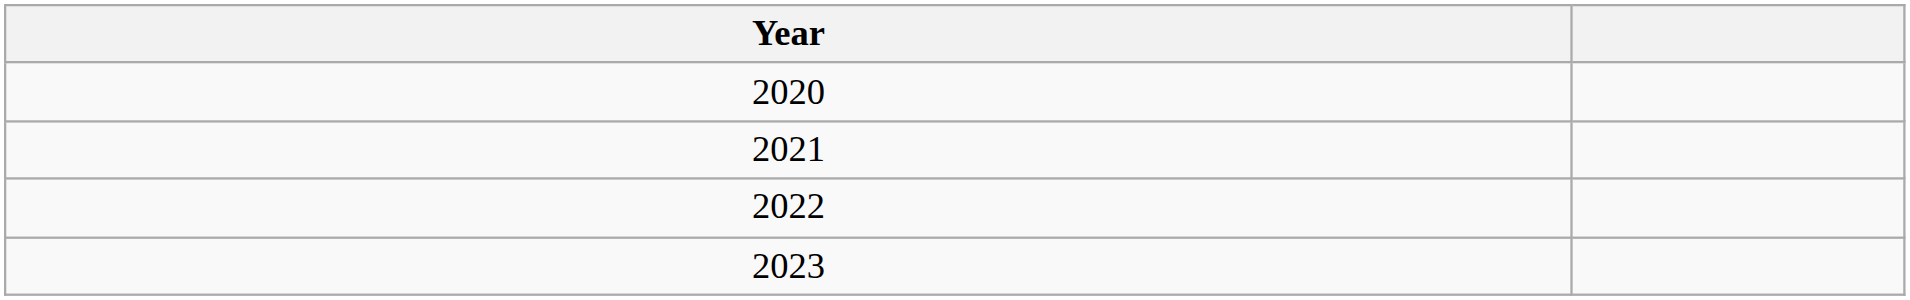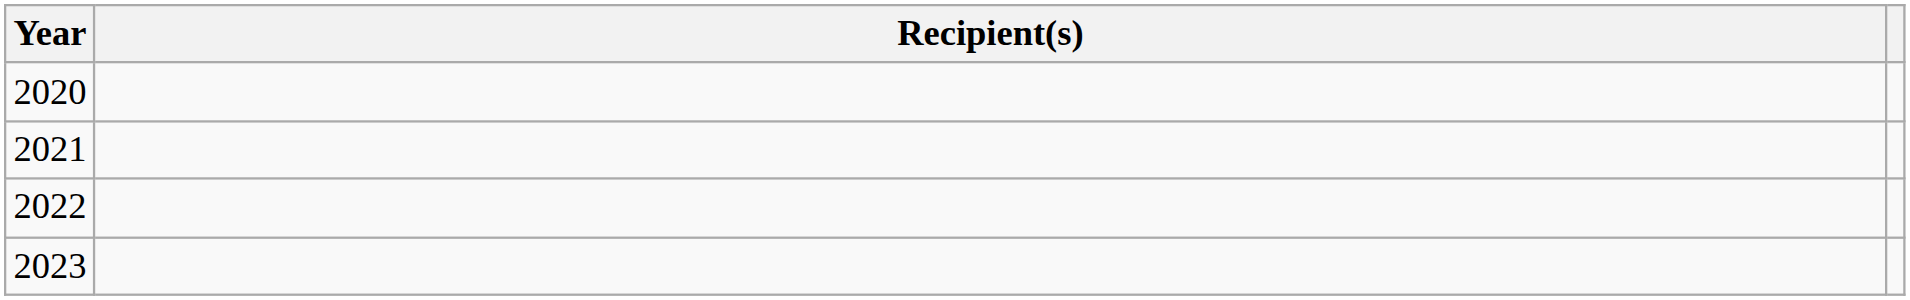+ column: (990, 33)
